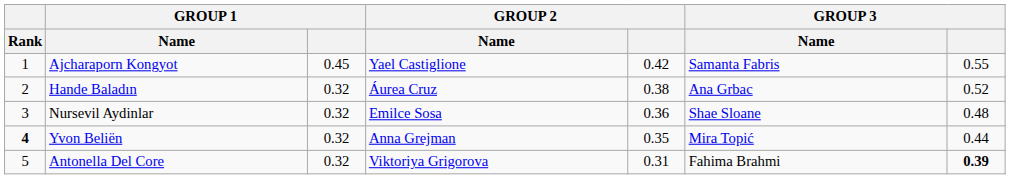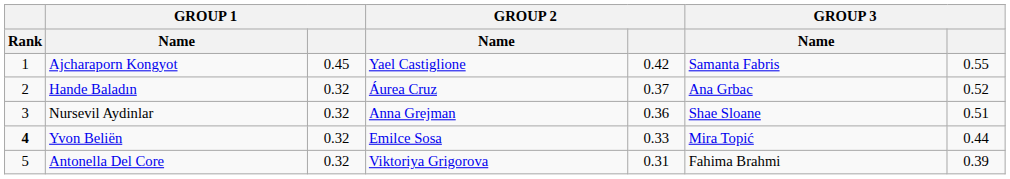(656, 89) 0.38 -> (656, 89) 0.37
(405, 113) Emilce Sosa -> (412, 113) Anna Grejman
(976, 113) 0.48 -> (976, 113) 0.51
(412, 138) Anna Grejman -> (405, 138) Emilce Sosa
(656, 138) 0.35 -> (656, 138) 0.33
(976, 162) bold -> (976, 162) normal
